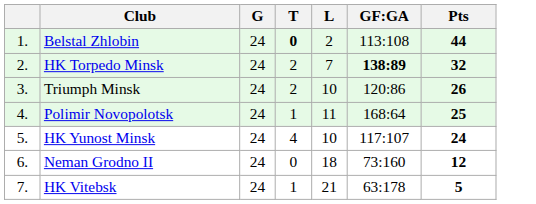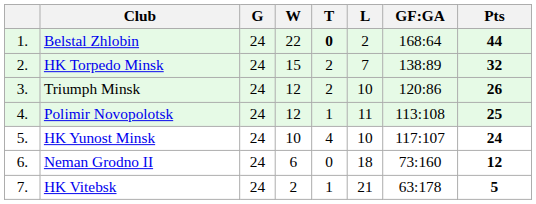+ column: (293, 16)
(384, 41) 113:108 -> (420, 41) 168:64
(384, 65) bold -> (420, 65) normal
(384, 114) 168:64 -> (420, 114) 113:108
